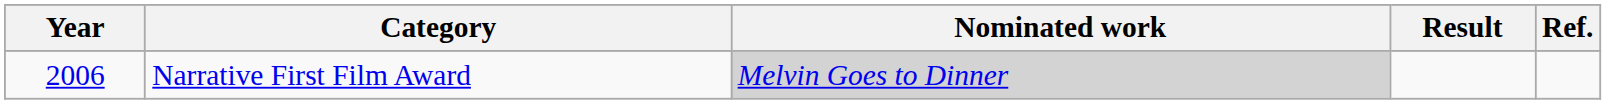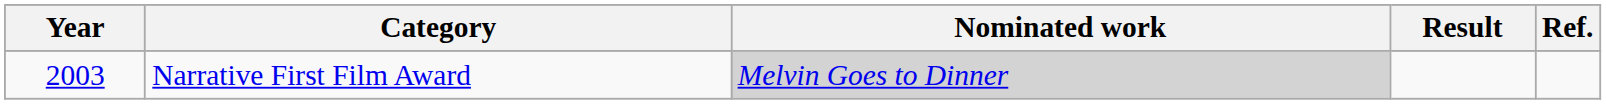(75, 74) 2006 -> (75, 74) 2003
